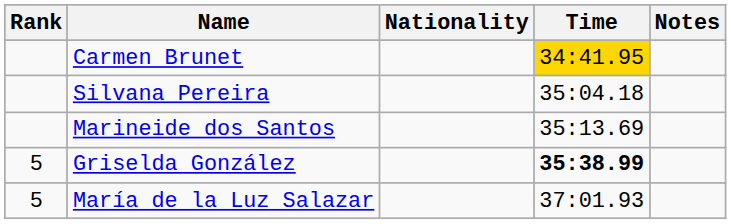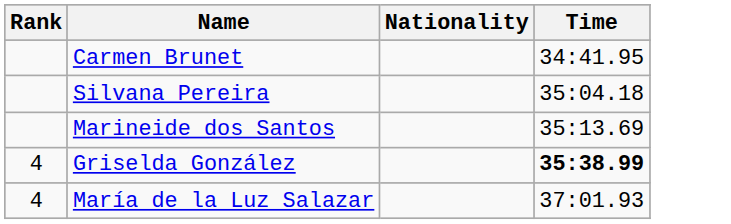- column: (687, 23)
(592, 58) gold background -> (592, 58) no background
(36, 165) 5 -> (36, 165) 4
(36, 201) 5 -> (36, 201) 4
